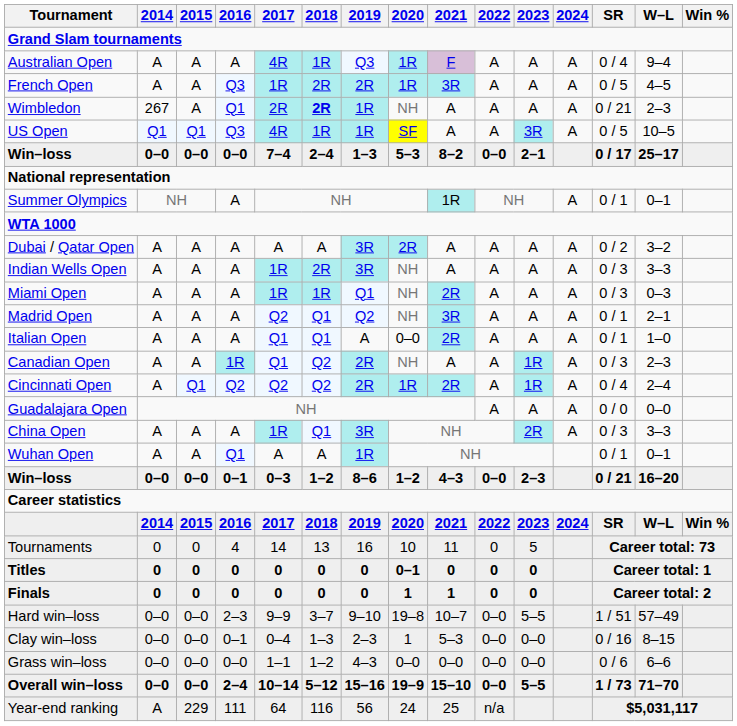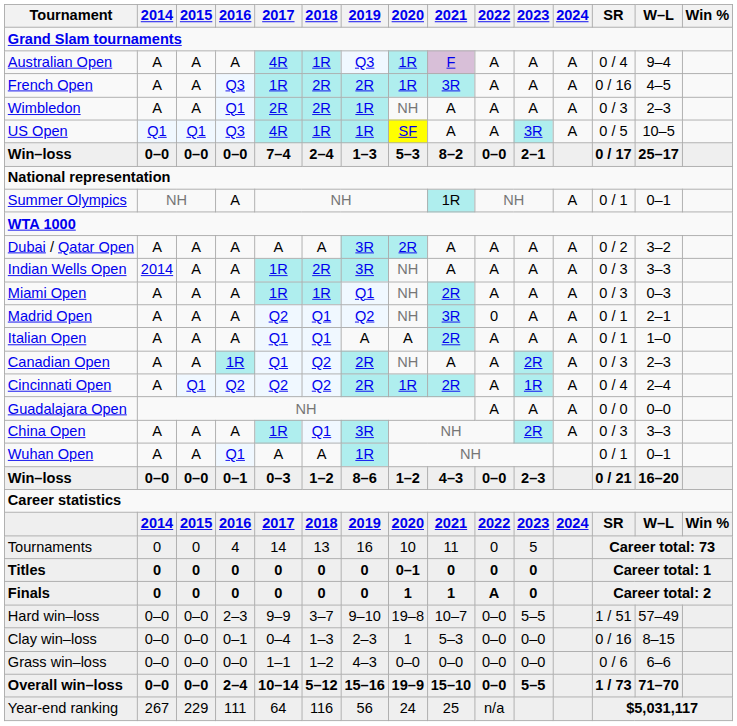(613, 85) 0 / 5 -> (613, 85) 0 / 16
(157, 108) 267 -> (157, 108) A
(321, 108) bold -> (321, 108) normal
(613, 108) 0 / 21 -> (613, 108) 0 / 3
(157, 270) A -> (157, 270) 2014
(494, 316) A -> (494, 316) 0
(408, 339) 0–0 -> (408, 339) A
(533, 362) 1R -> (533, 362) 2R
(494, 593) 0 -> (494, 593) A
(157, 708) A -> (157, 708) 267
